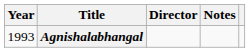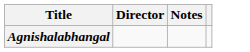- column: (21, 15)
